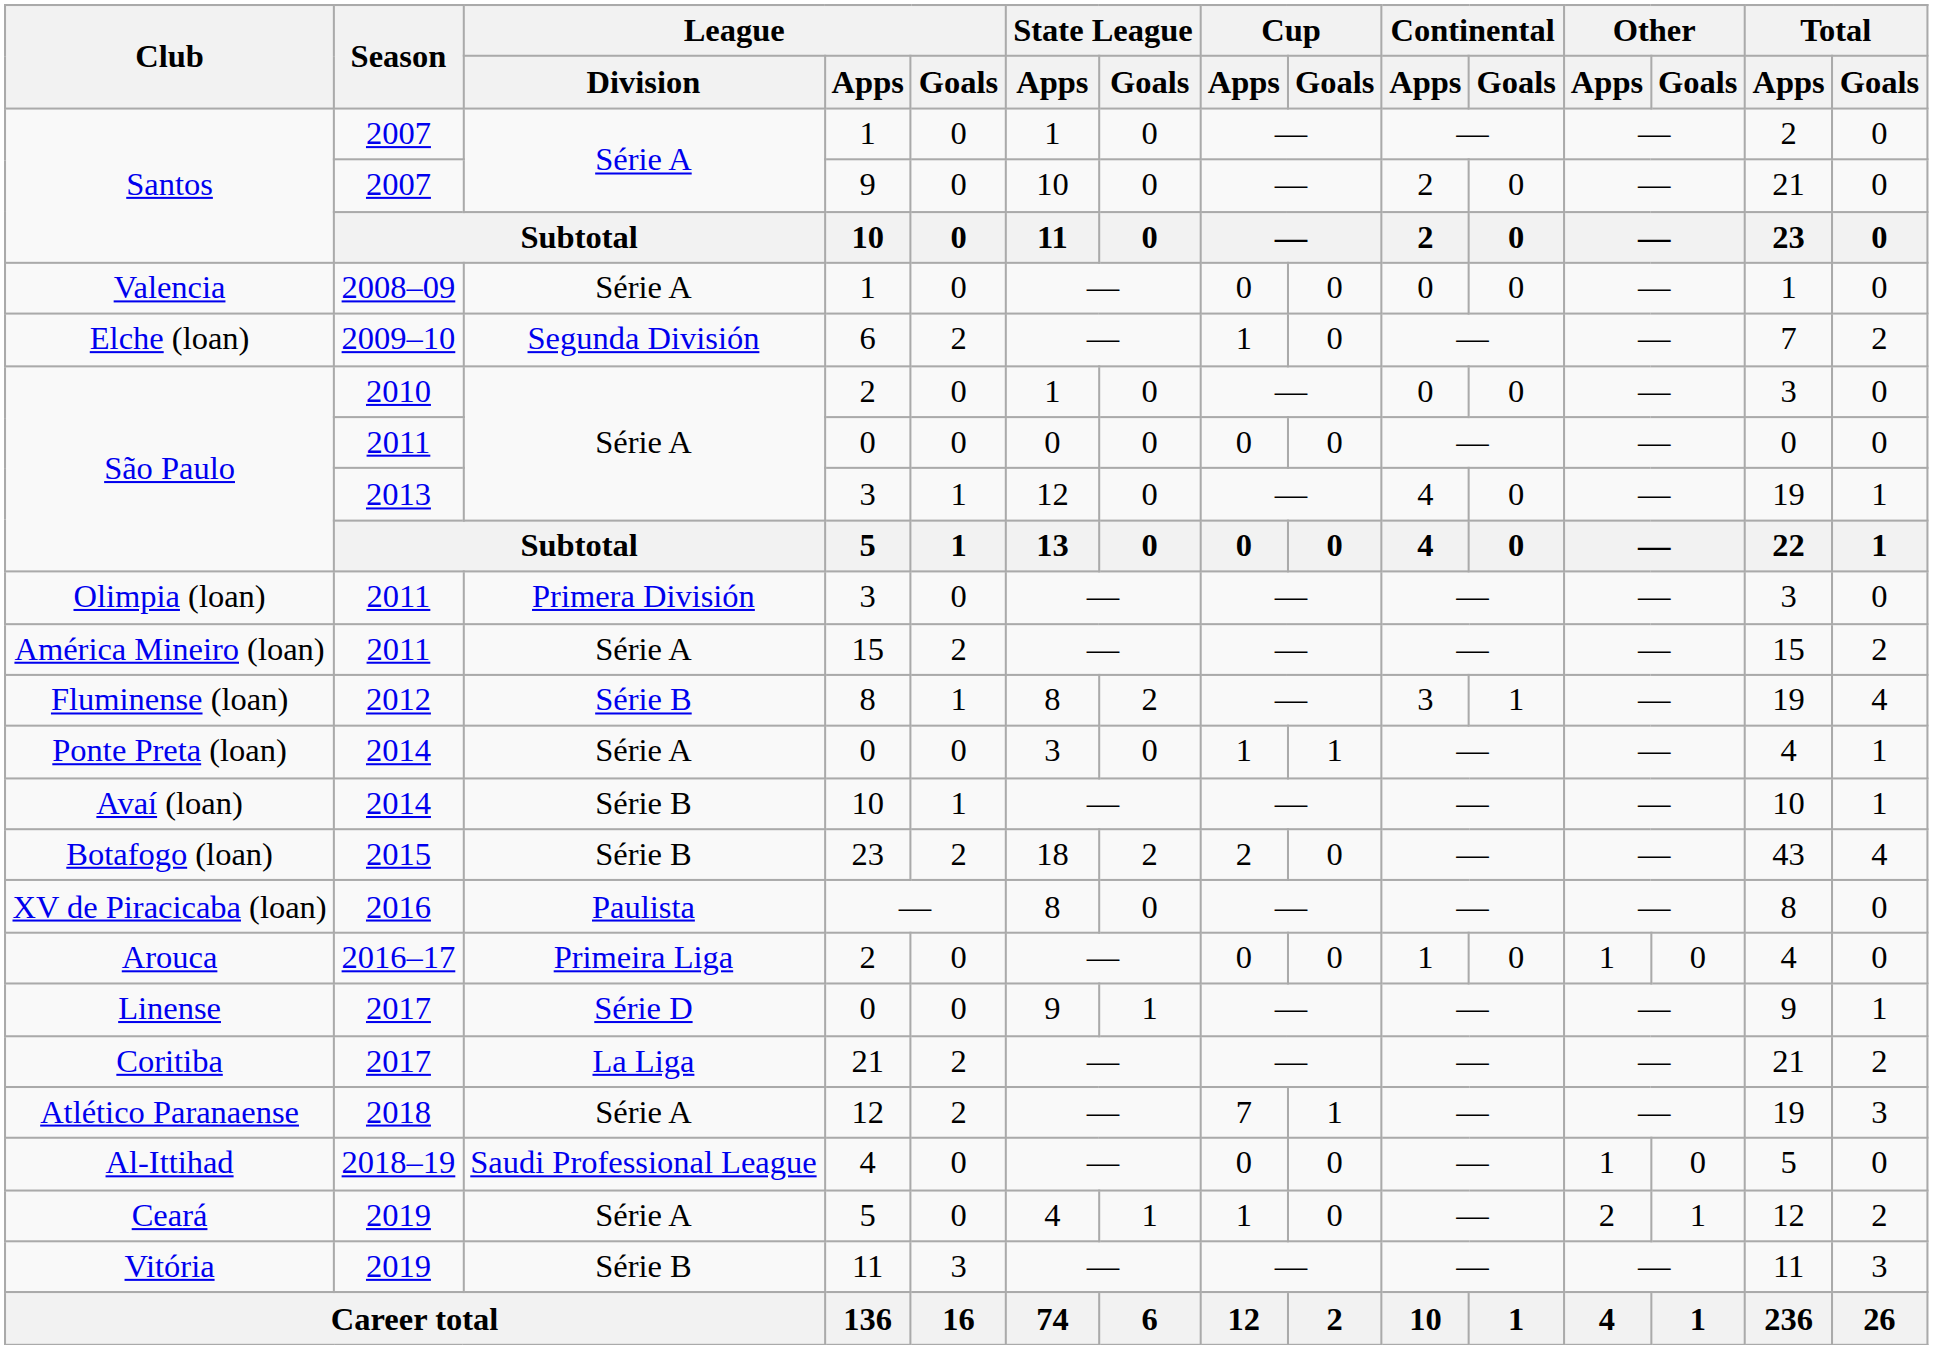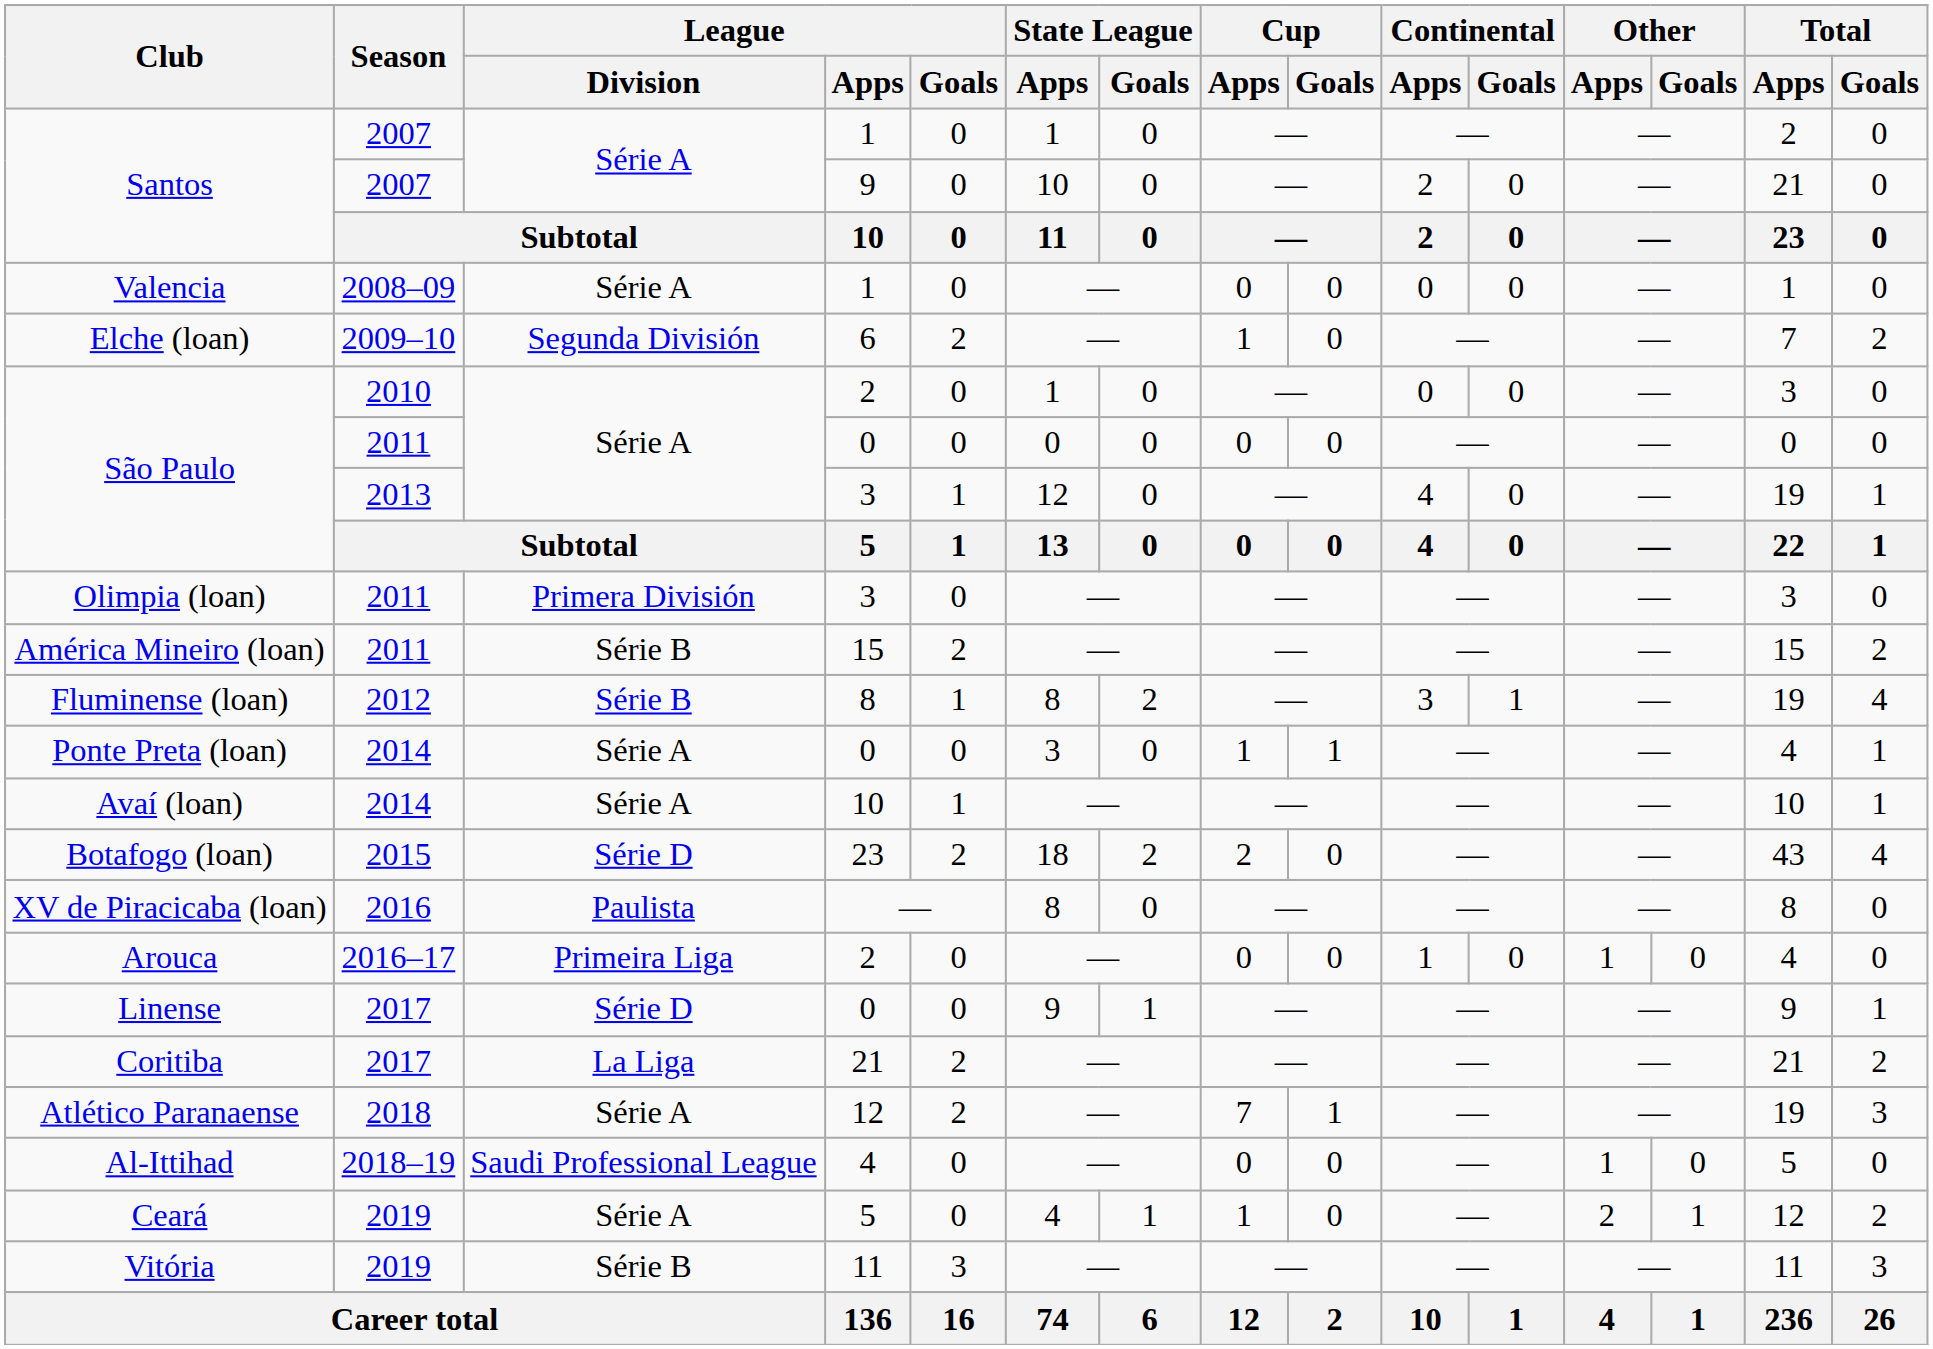(643, 648) Série A -> (643, 648) Série B
(643, 802) Série B -> (643, 802) Série A
(643, 854) Série B -> (643, 854) Série D
